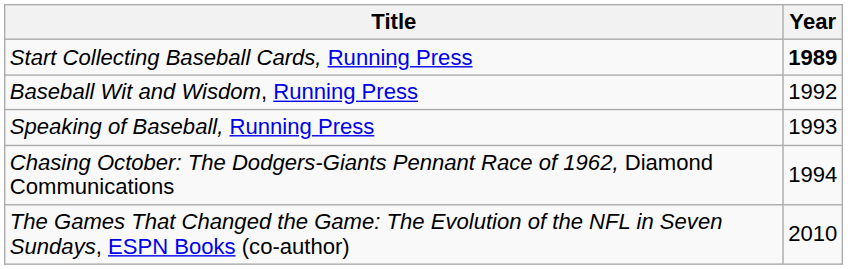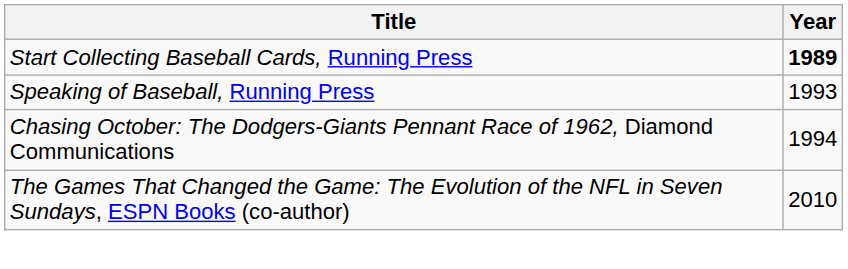- row: (214, 92)
